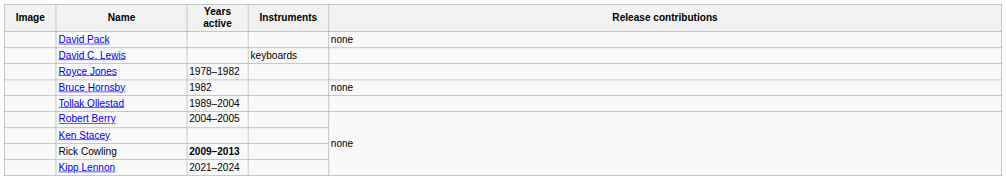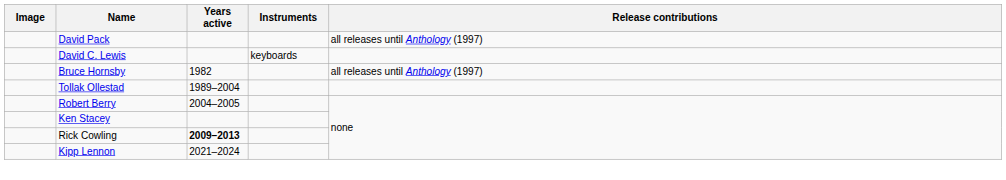(342, 39) none -> (407, 39) all releases until Anthology (1997)
- row: (88, 71)
(342, 87) none -> (407, 71) all releases until Anthology (1997)
